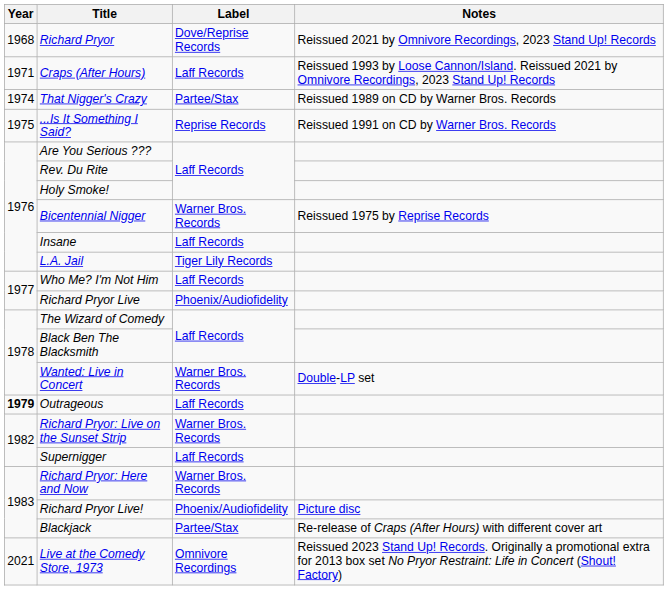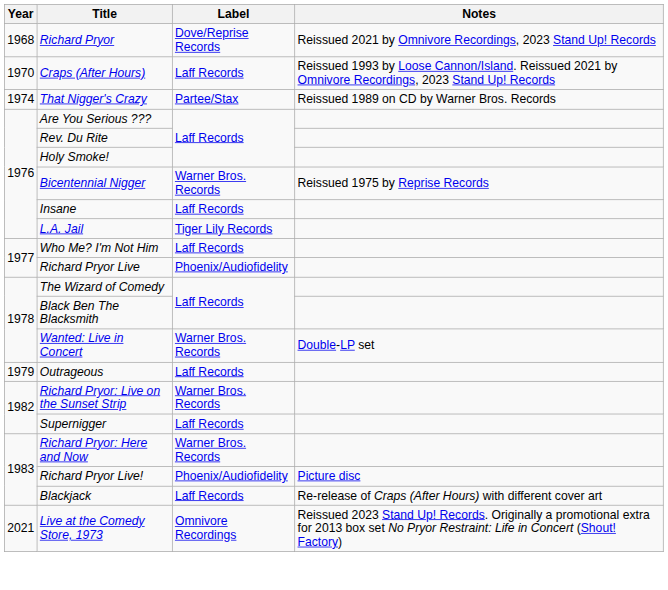(21, 73) 1971 -> (21, 73) 1970
- row: (89, 125)
(21, 404) bold -> (21, 371) normal
(207, 528) Partee/Stax -> (209, 495) Laff Records
